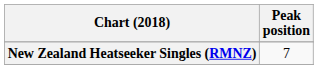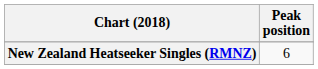(286, 53) 7 -> (286, 53) 6
